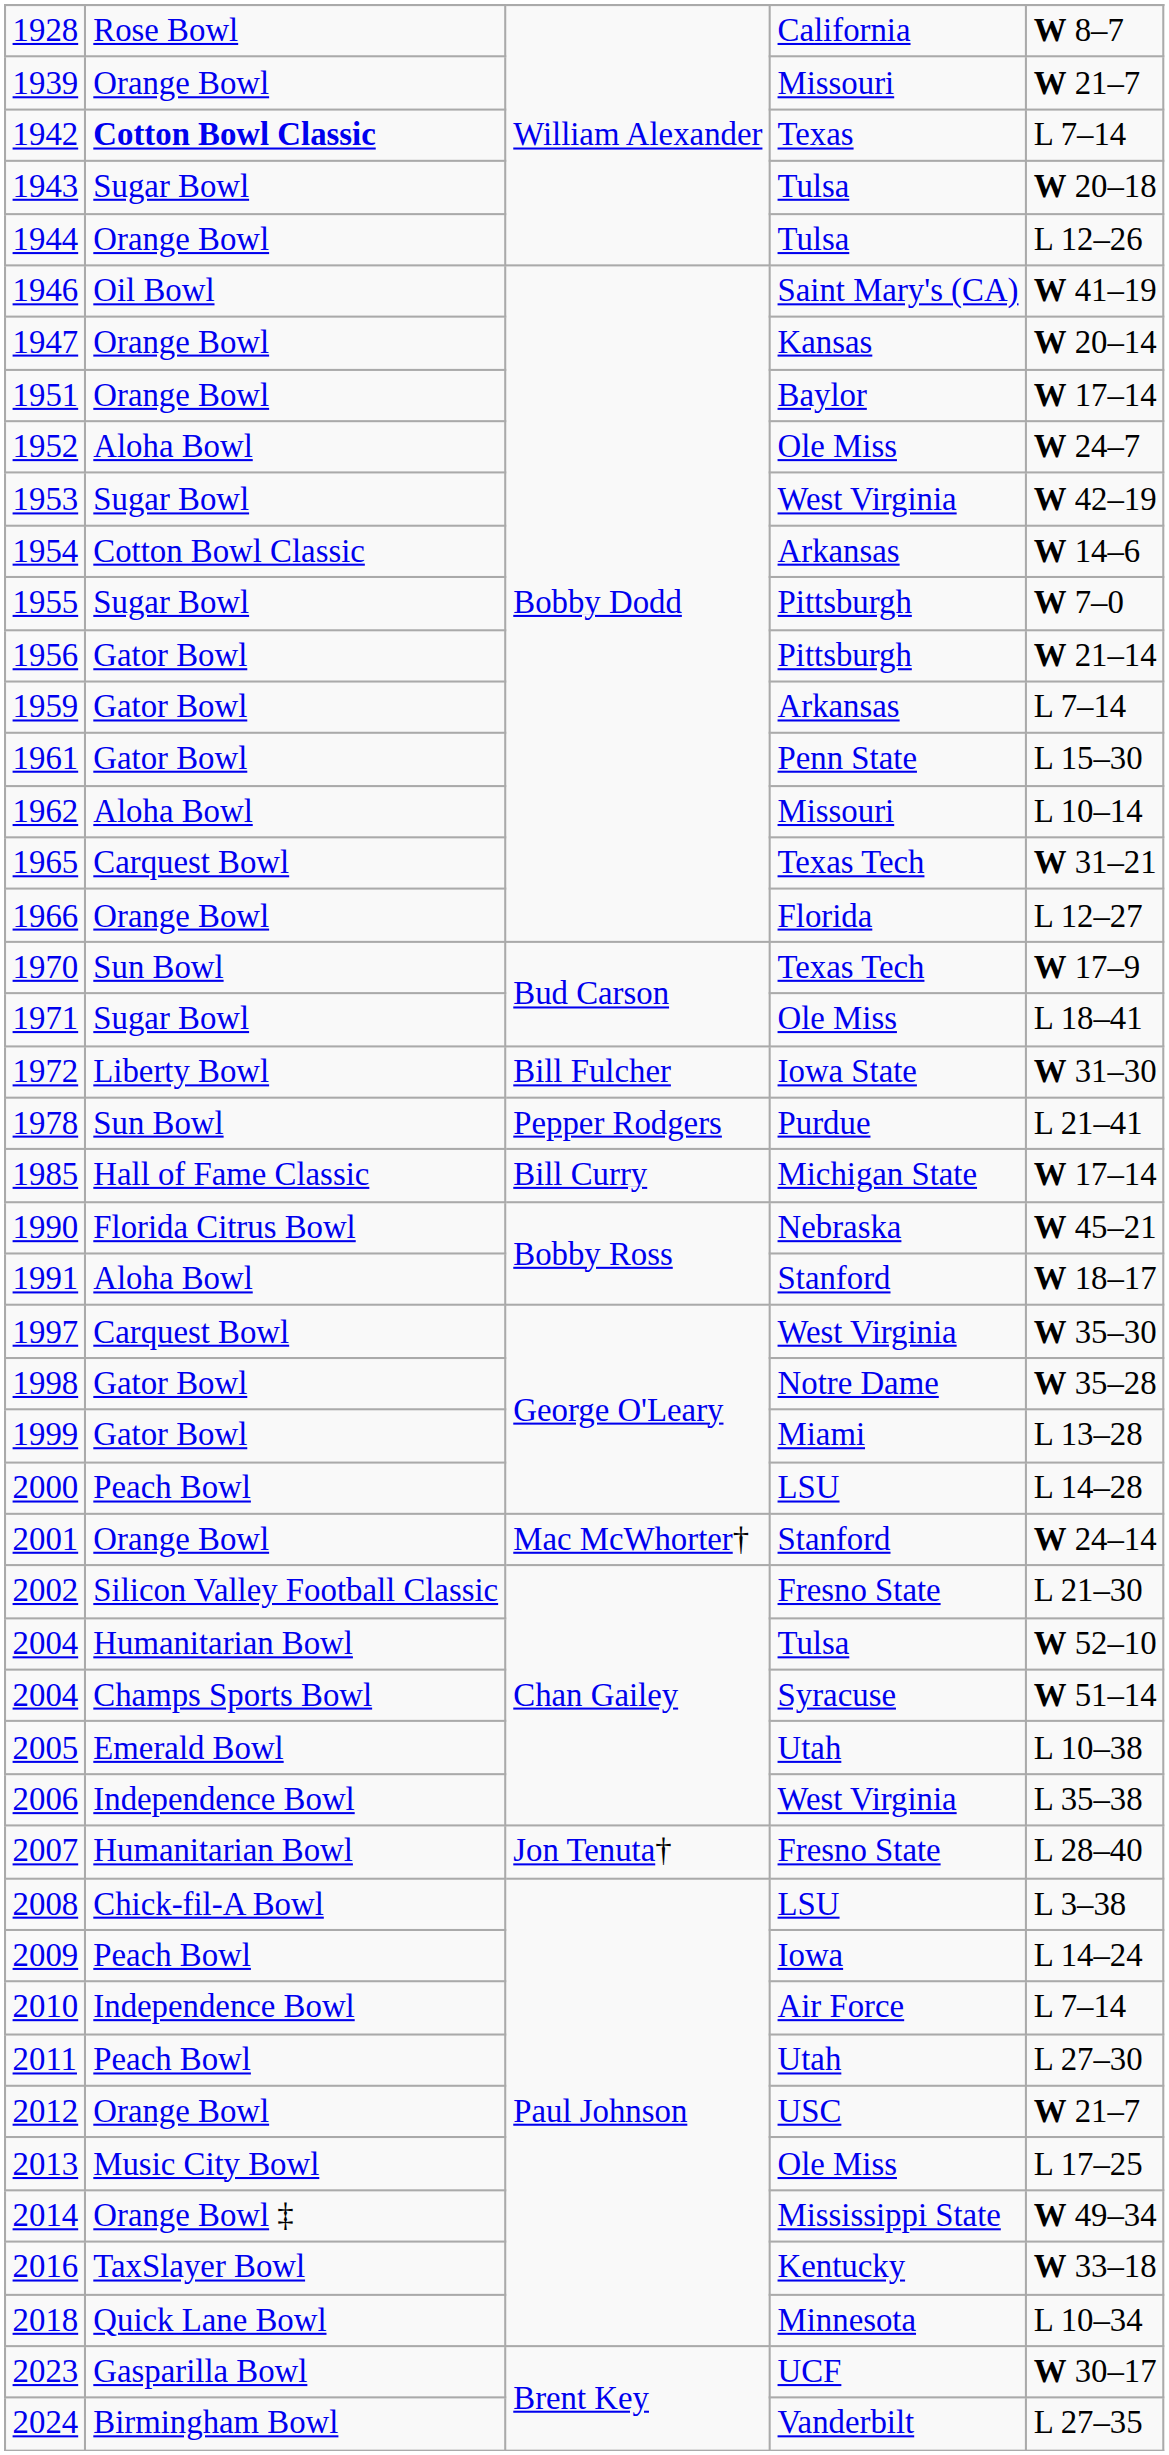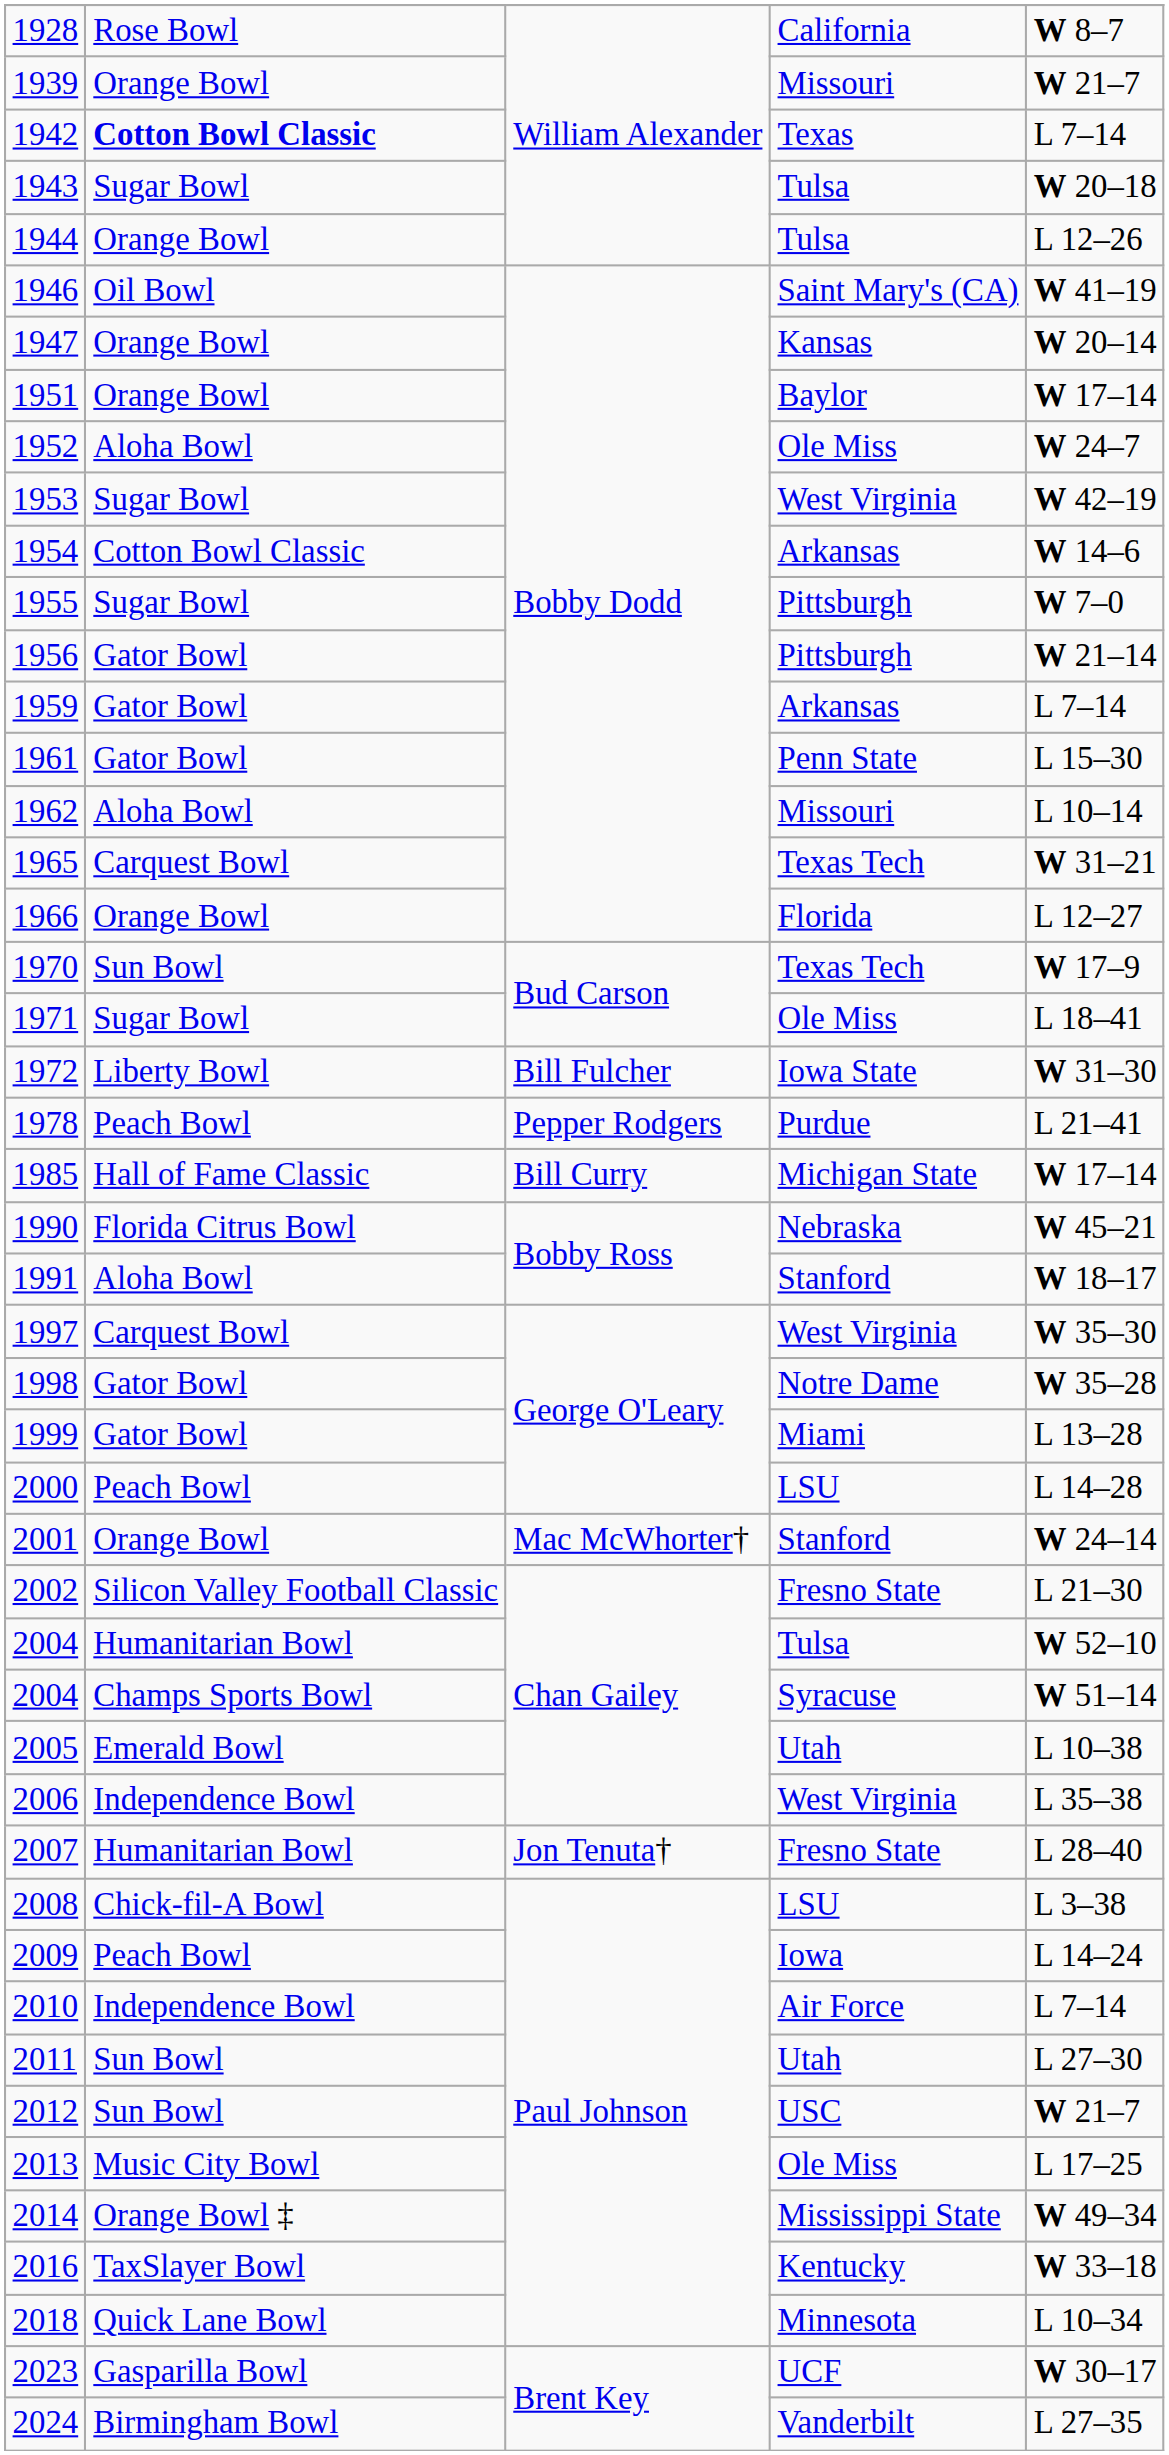(158, 1122) Sun Bowl -> (172, 1122) Peach Bowl
(172, 2059) Peach Bowl -> (158, 2059) Sun Bowl
(181, 2111) Orange Bowl -> (158, 2111) Sun Bowl
